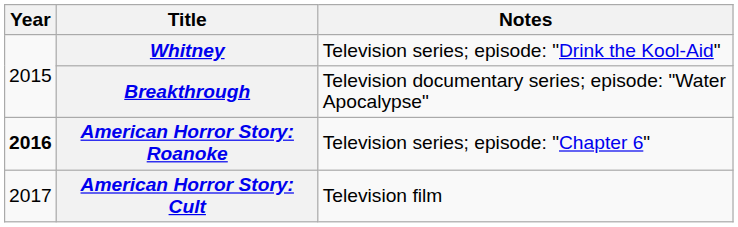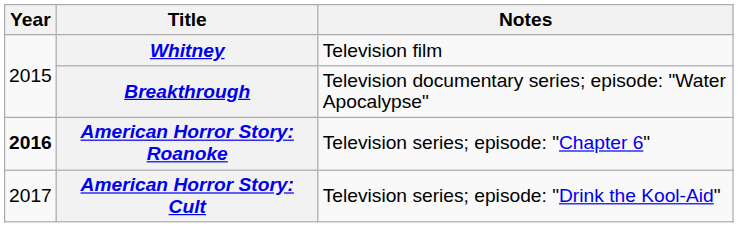(522, 50) Television series; episode: "Drink the Kool-Aid" -> (382, 50) Television film
(382, 195) Television film -> (522, 195) Television series; episode: "Drink the Kool-Aid"
